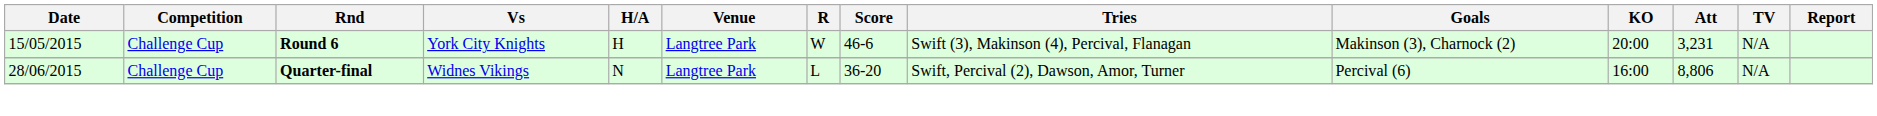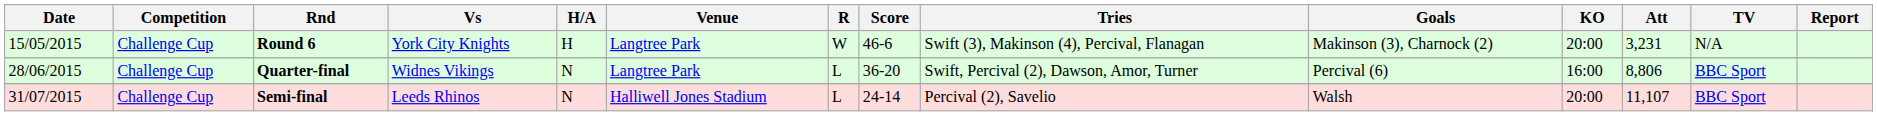(1756, 70) N/A -> (1730, 70) BBC Sport
+ row: (292, 96)
